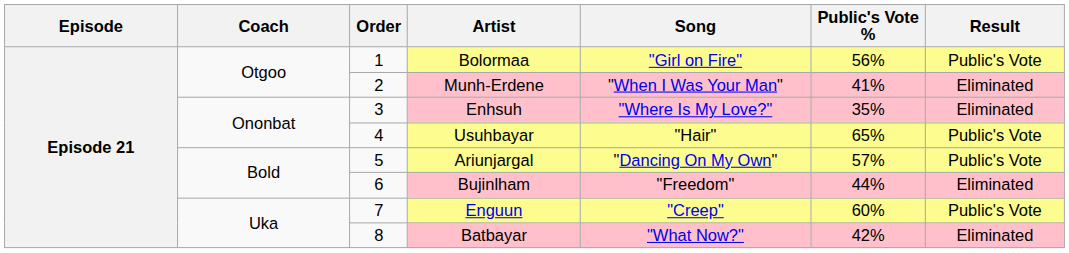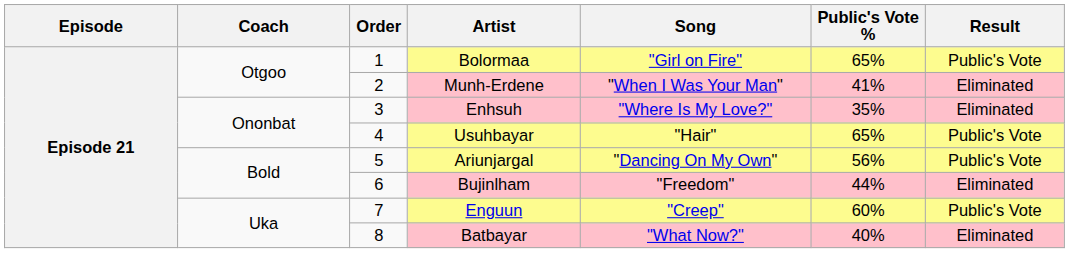(868, 60) 56% -> (868, 60) 65%
(868, 160) 57% -> (868, 160) 56%
(868, 235) 42% -> (868, 235) 40%
